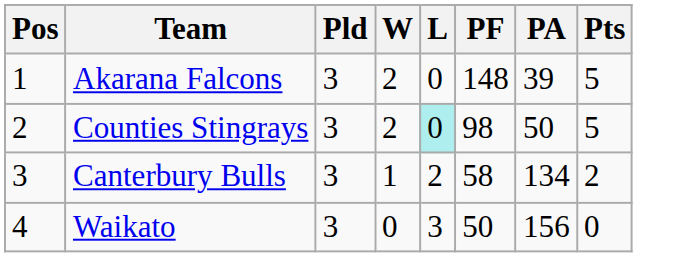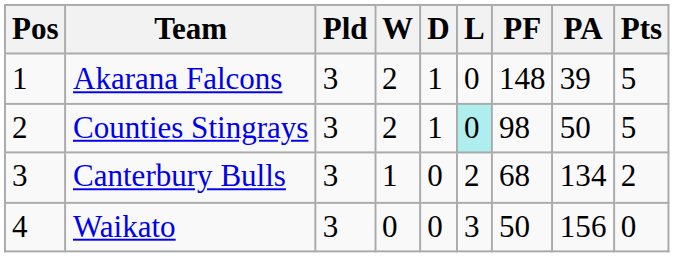+ column: (438, 29)
(478, 176) 58 -> (514, 176) 68
